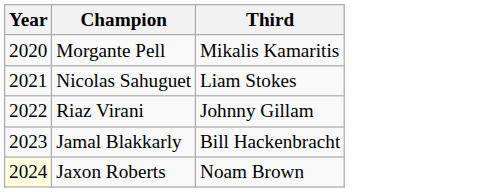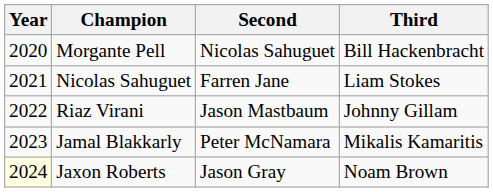+ column: (267, 19)
(270, 50) Mikalis Kamaritis -> (414, 50) Bill Hackenbracht
(270, 141) Bill Hackenbracht -> (413, 141) Mikalis Kamaritis
